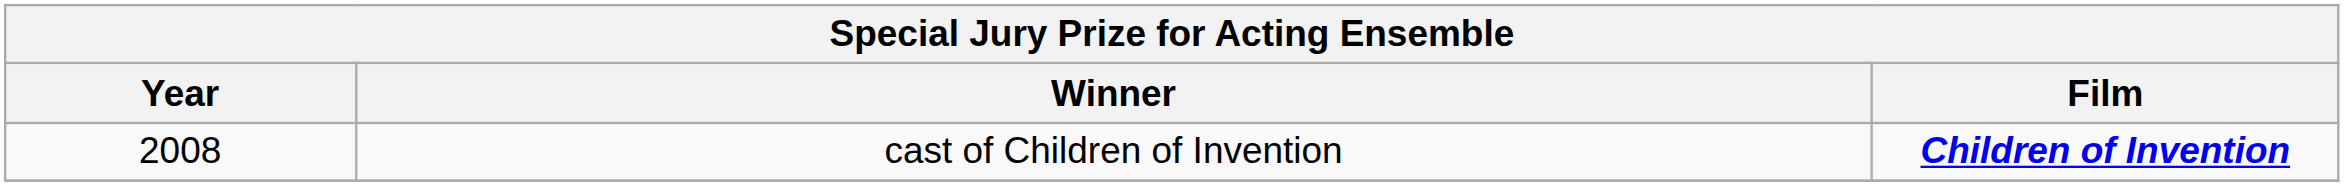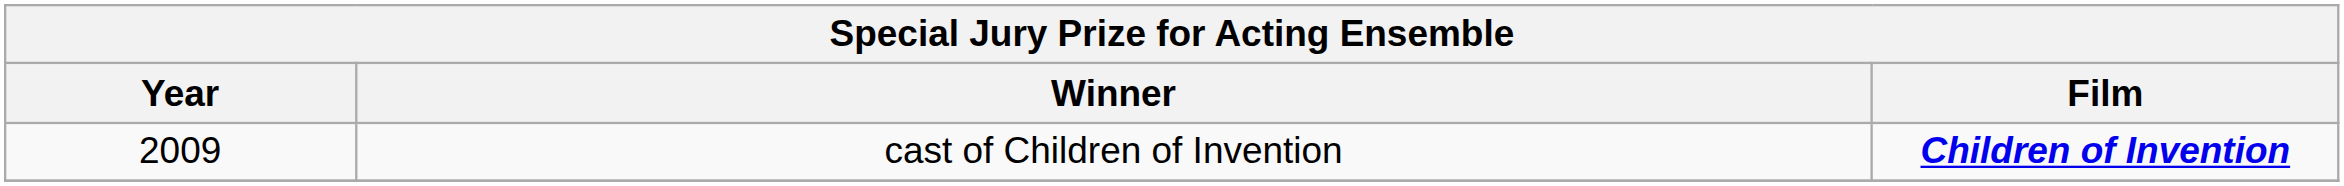(180, 151) 2008 -> (180, 151) 2009
